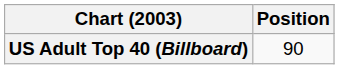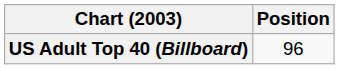(293, 48) 90 -> (293, 48) 96
